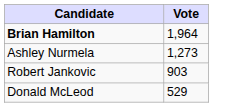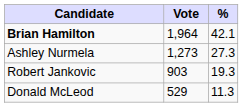+ column: (223, 14)
